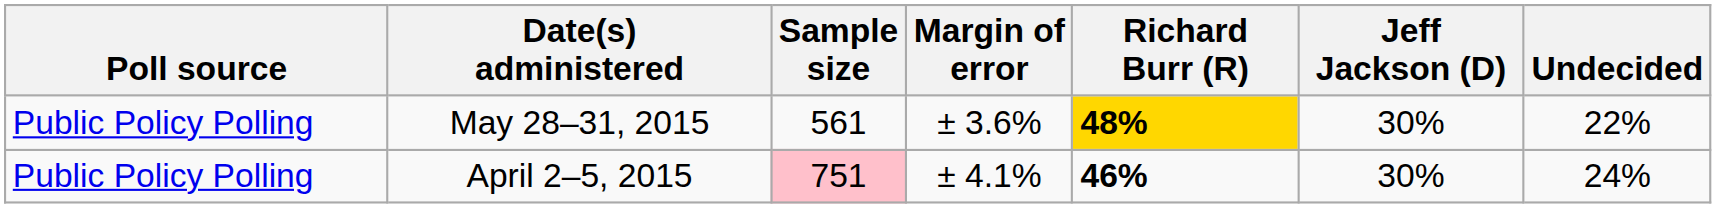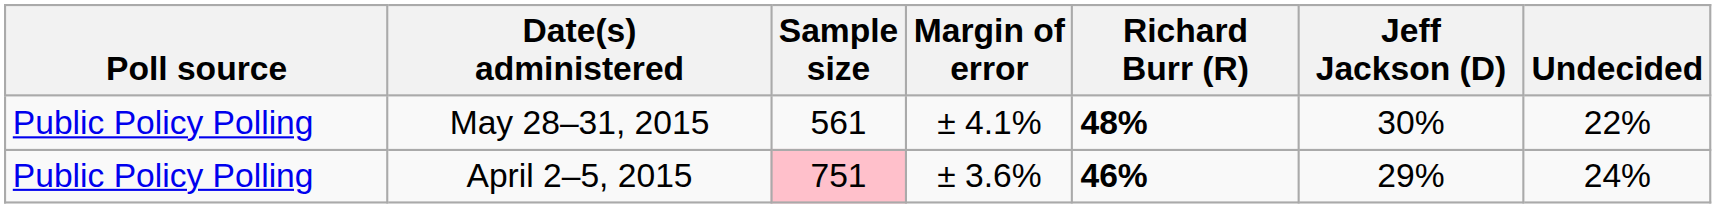(989, 122) ± 3.6% -> (989, 122) ± 4.1%
(1114, 122) gold background -> (1114, 122) no background
(989, 175) ± 4.1% -> (989, 175) ± 3.6%
(1411, 175) 30% -> (1411, 175) 29%
